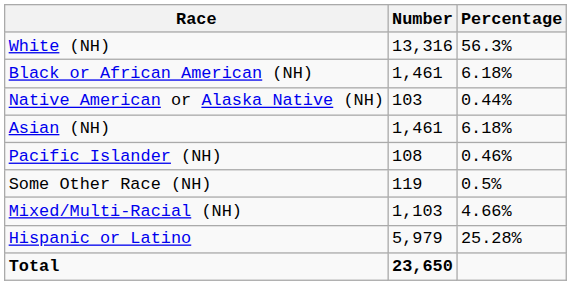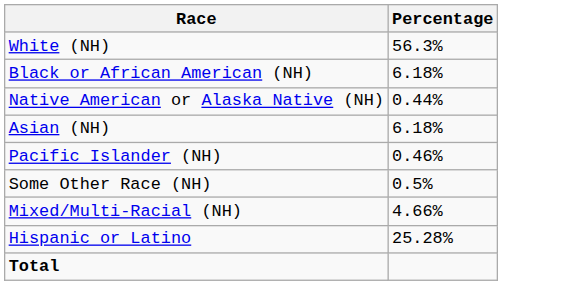- column: (422, 18)
